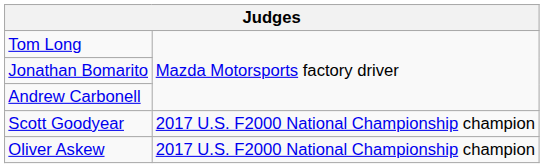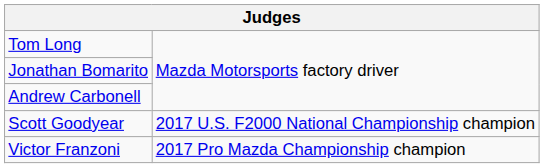+ row: (64, 149)
- row: (56, 149)
